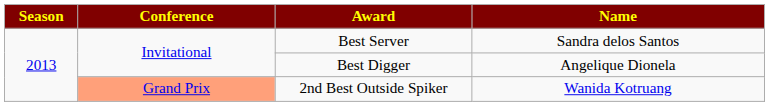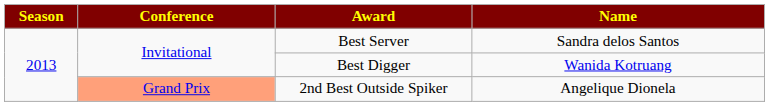(618, 64) Angelique Dionela -> (618, 64) Wanida Kotruang
(618, 88) Wanida Kotruang -> (618, 88) Angelique Dionela
